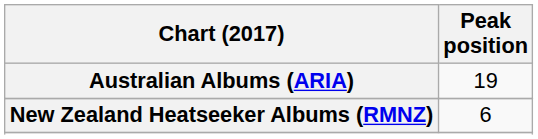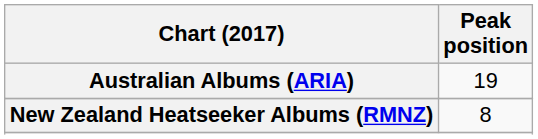(486, 115) 6 -> (486, 115) 8
